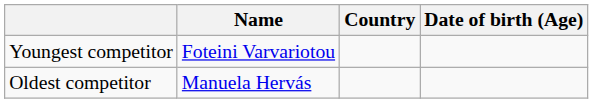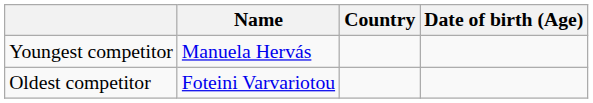(258, 51) Foteini Varvariotou -> (247, 51) Manuela Hervás
(247, 82) Manuela Hervás -> (258, 82) Foteini Varvariotou
